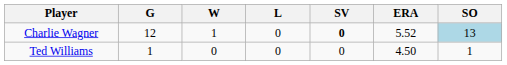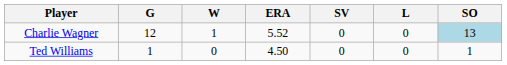columns swapped: (278, 13) <-> (406, 13)
(342, 32) bold -> (342, 32) normal
